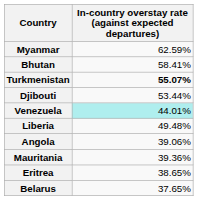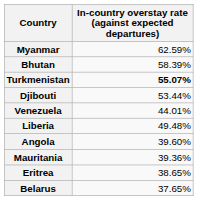(174, 65) 58.41% -> (174, 65) 58.39%
(174, 111) paleturquoise background -> (174, 111) no background
(174, 142) 39.06% -> (174, 142) 39.60%
